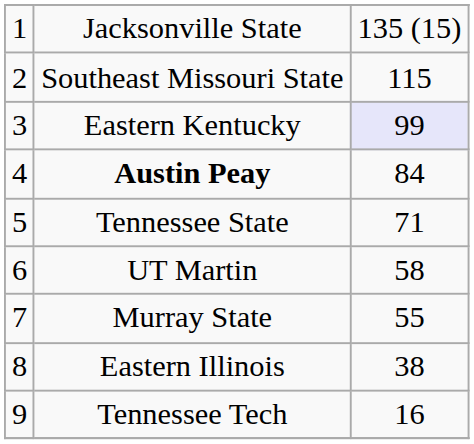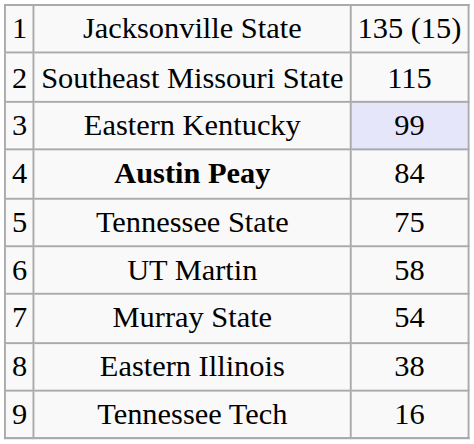(409, 221) 71 -> (409, 221) 75
(409, 317) 55 -> (409, 317) 54
